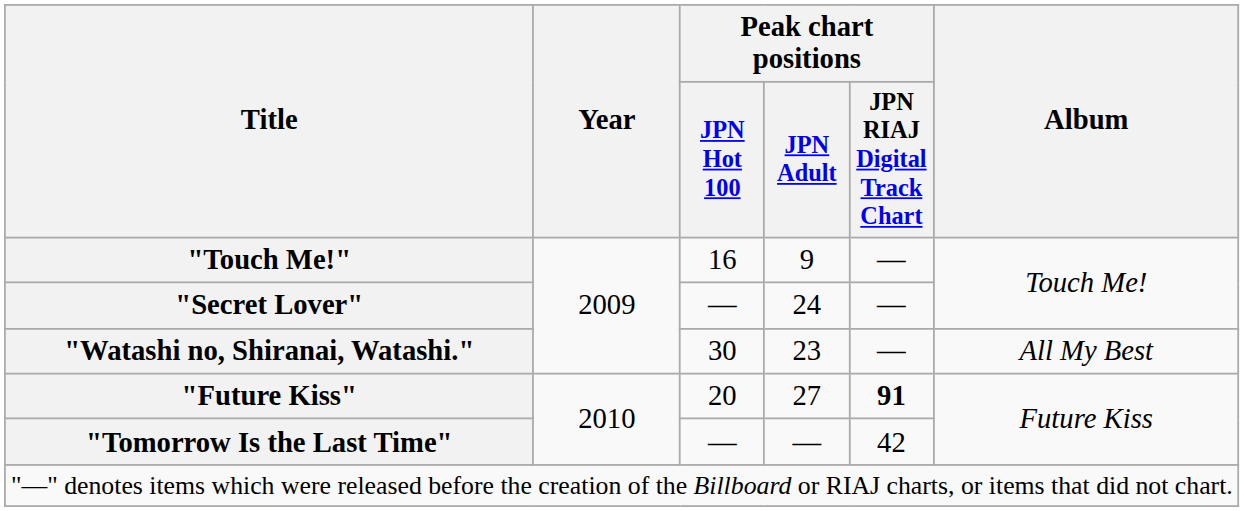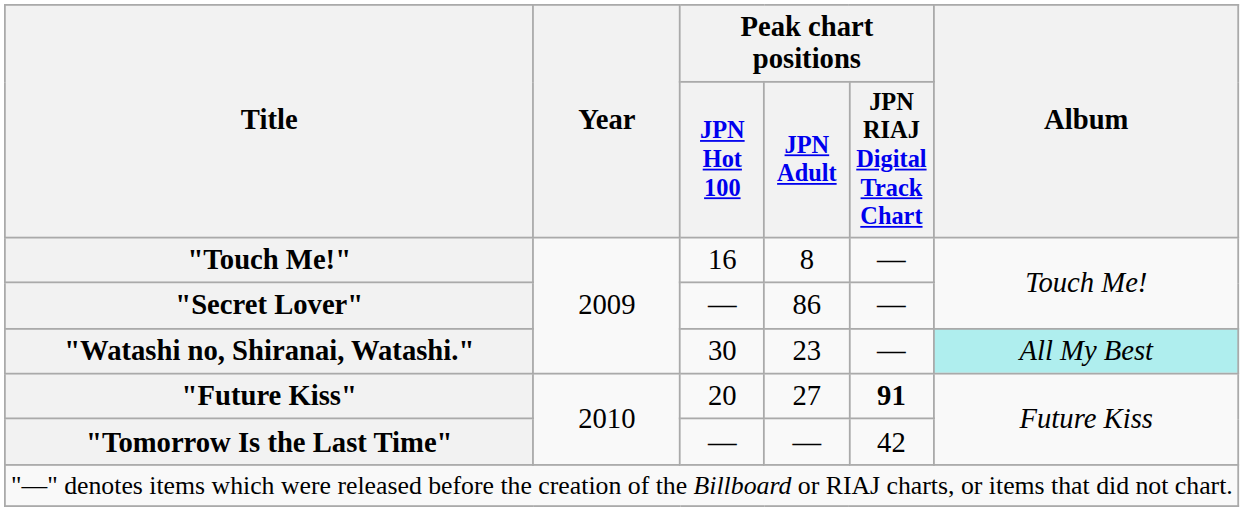(807, 259) 9 -> (807, 259) 8
(807, 304) 24 -> (807, 304) 86
(1086, 350) no background -> (1086, 350) paleturquoise background
